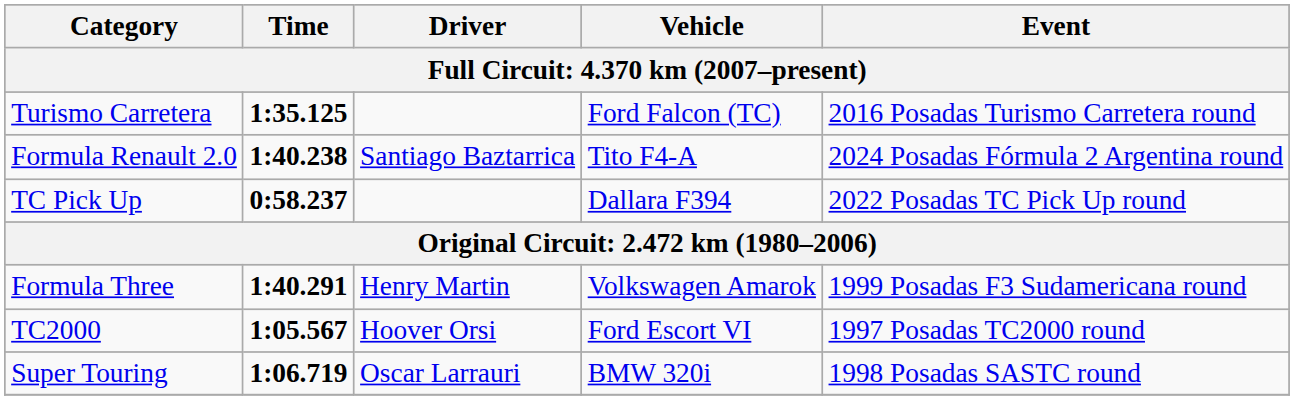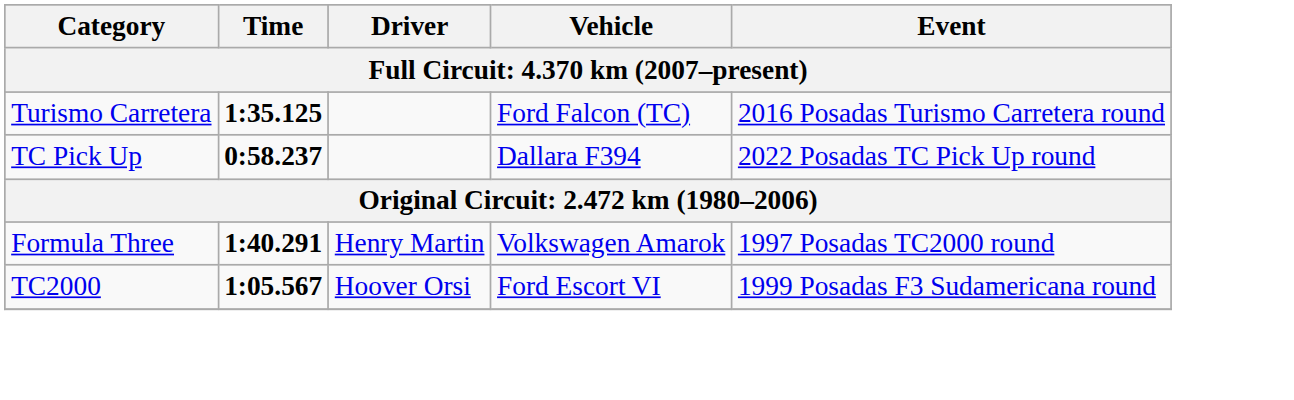- row: (124, 156)
(1038, 286) 1999 Posadas F3 Sudamericana round -> (896, 243) 1997 Posadas TC2000 round
(987, 329) 1997 Posadas TC2000 round -> (947, 286) 1999 Posadas F3 Sudamericana round
- row: (89, 373)
